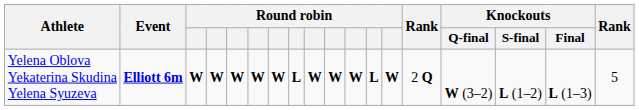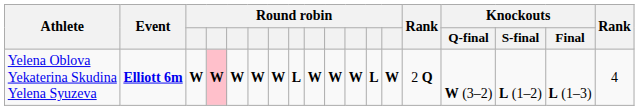(217, 77) no background -> (217, 77) pink background
(614, 77) 5 -> (614, 77) 4
